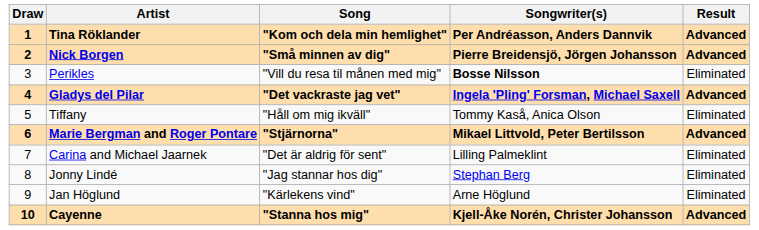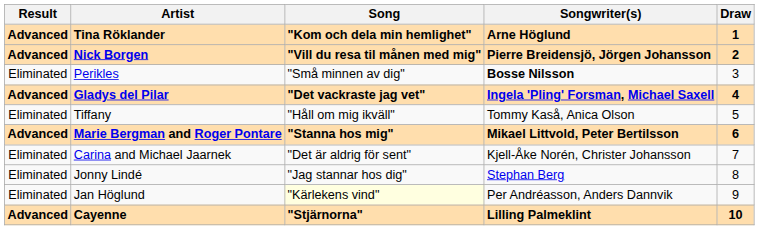columns swapped: (28, 14) <-> (716, 14)
(552, 34) Per Andréasson, Anders Dannvik -> (529, 34) Arne Höglund
(326, 54) "Små minnen av dig" -> (384, 54) "Vill du resa til månen med mig"
(352, 74) "Vill du resa til månen med mig" -> (346, 74) "Små minnen av dig"
(300, 134) "Stjärnorna" -> (341, 134) "Stanna hos mig"
(500, 154) Lilling Palmeklint -> (589, 154) Kjell-Åke Norén, Christer Johansson
(309, 194) no background -> (333, 194) lightyellow background
(491, 194) Arne Höglund -> (580, 194) Per Andréasson, Anders Dannvik
(316, 214) "Stanna hos mig" -> (325, 214) "Stjärnorna"
(563, 214) Kjell-Åke Norén, Christer Johansson -> (539, 214) Lilling Palmeklint
